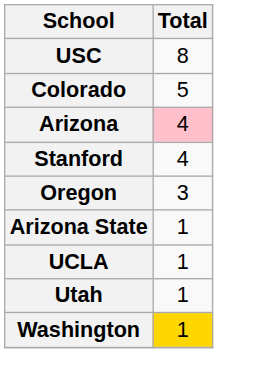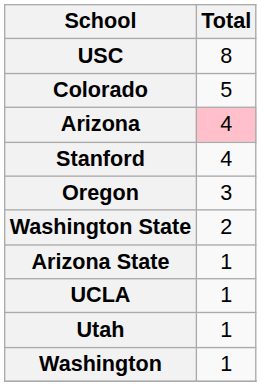+ row: (100, 227)
(183, 329) gold background -> (226, 364) no background
